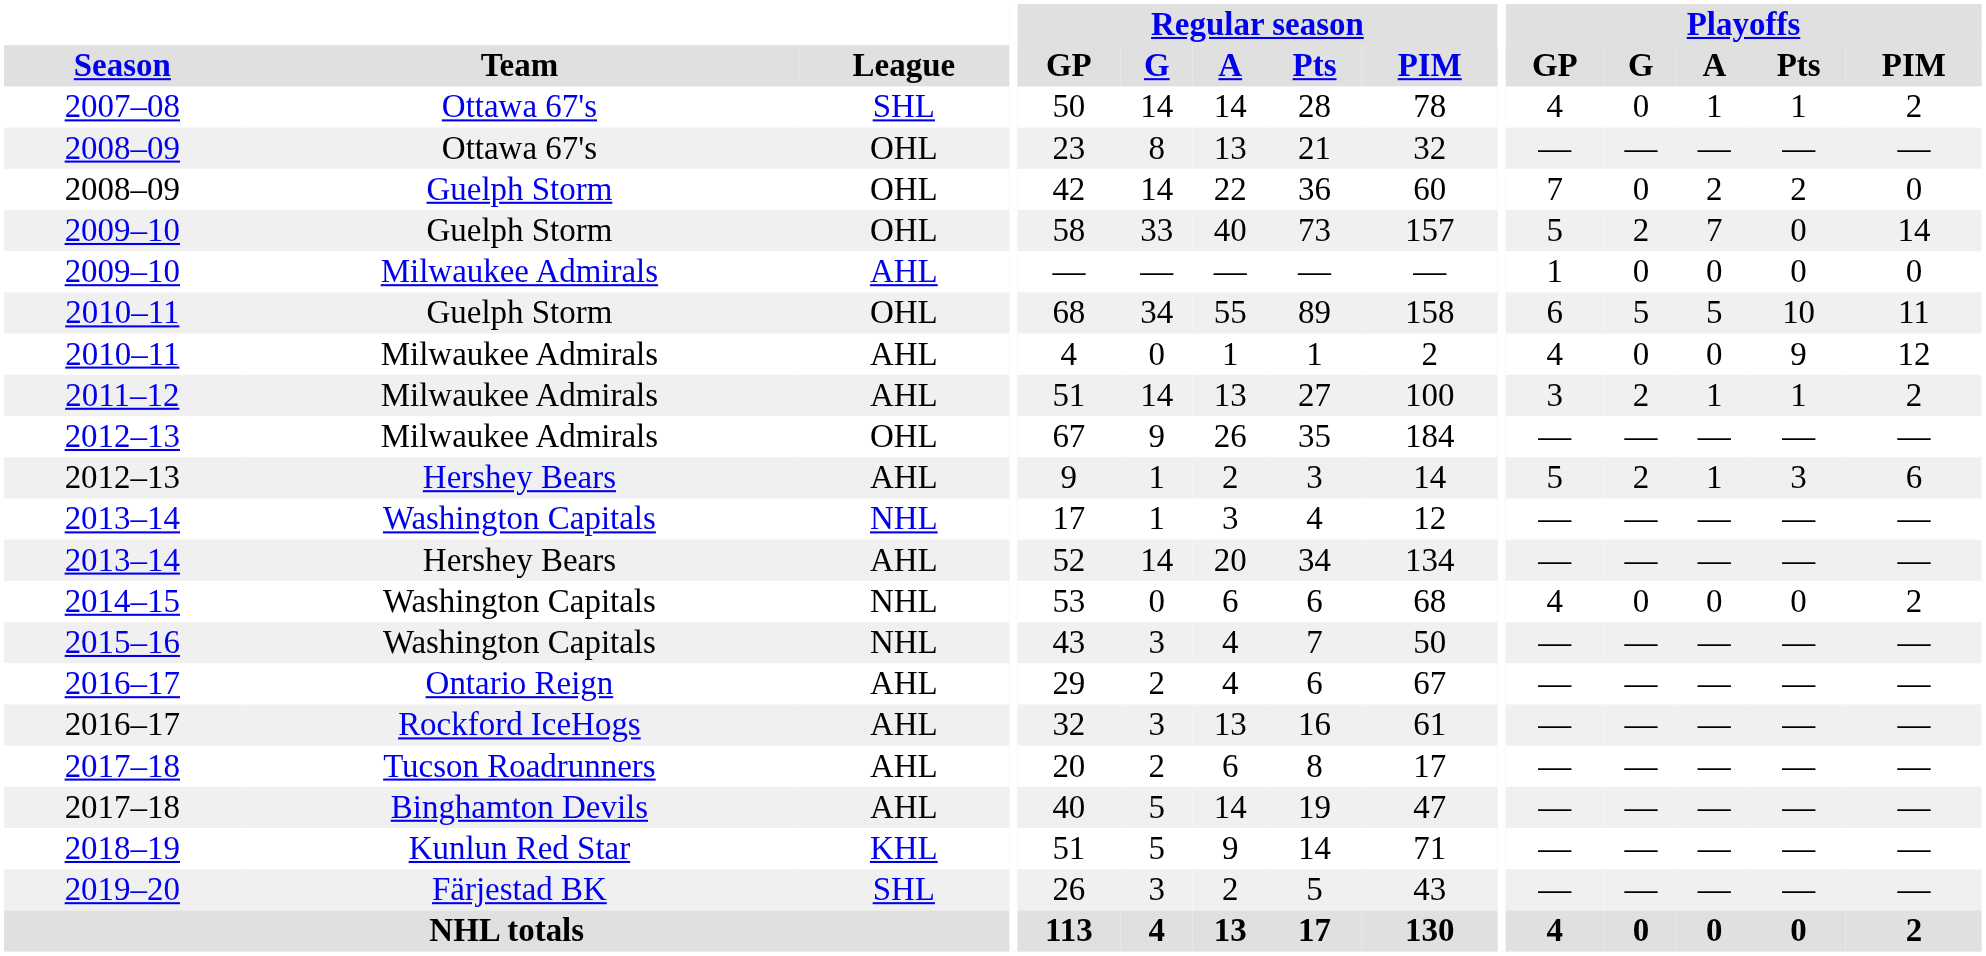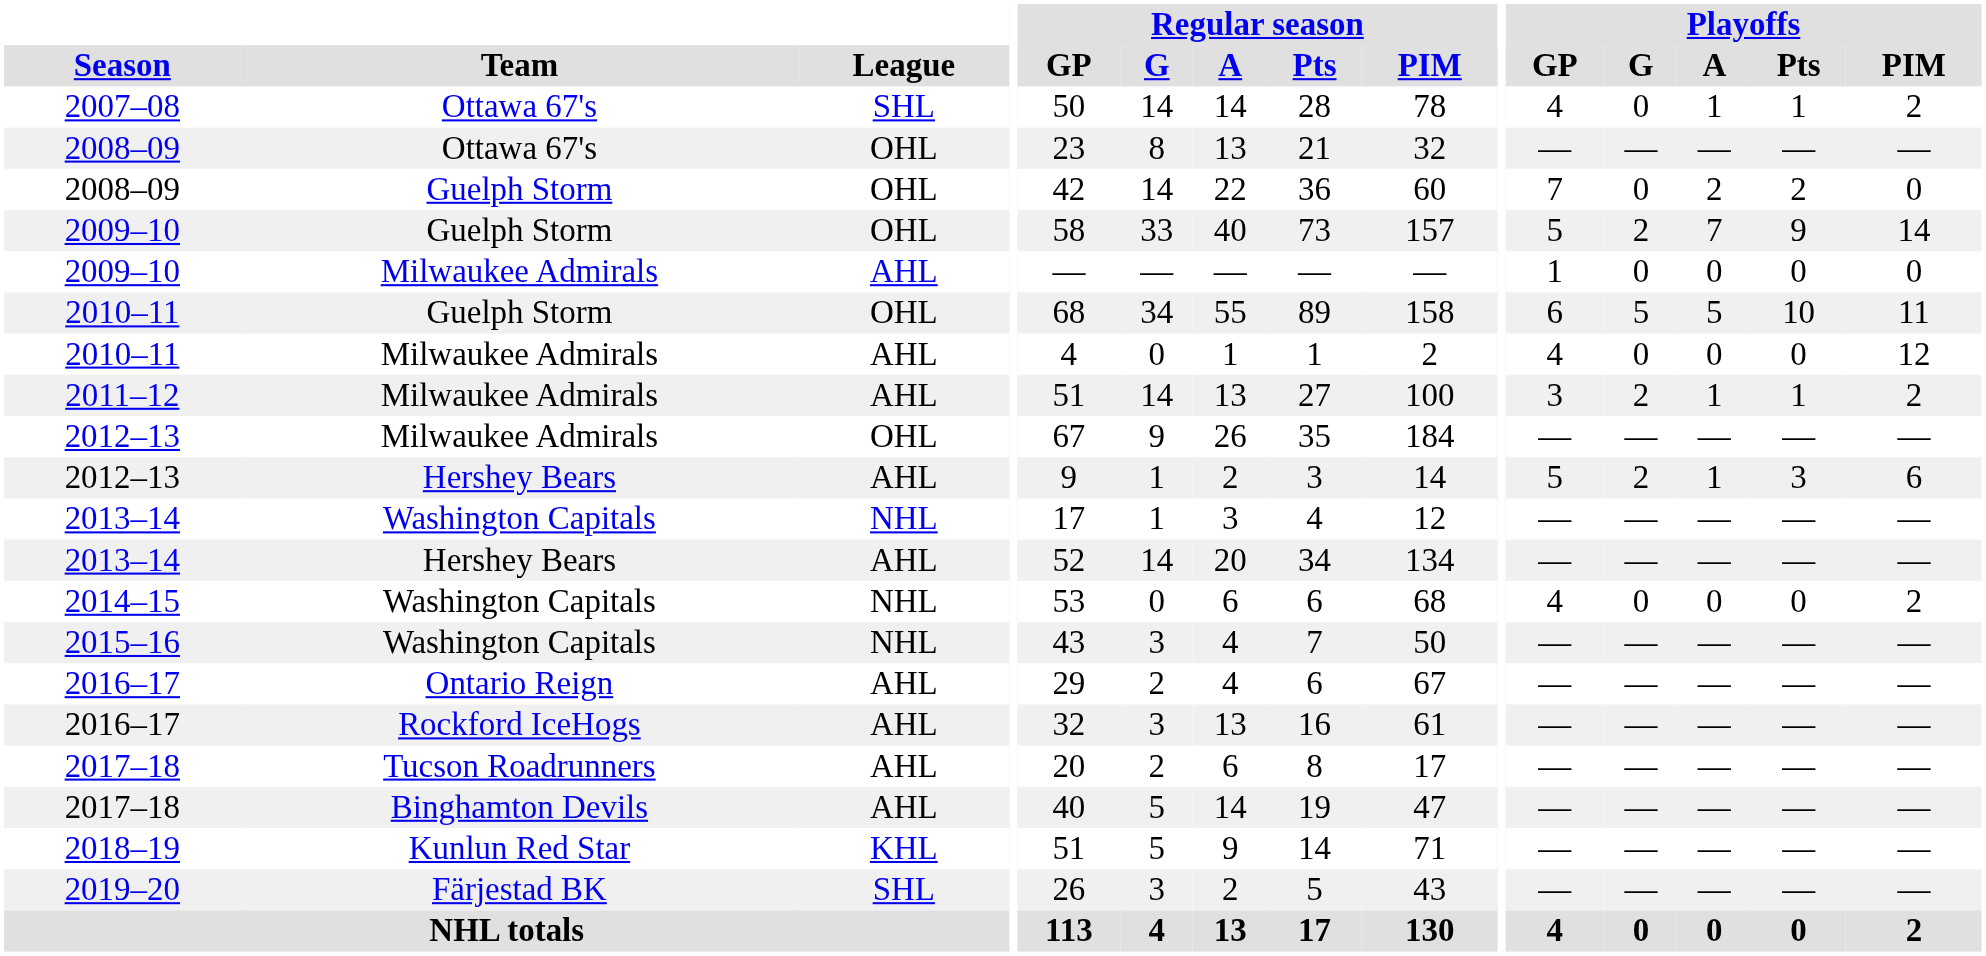(1799, 230) 0 -> (1799, 230) 9
(1799, 353) 9 -> (1799, 353) 0
